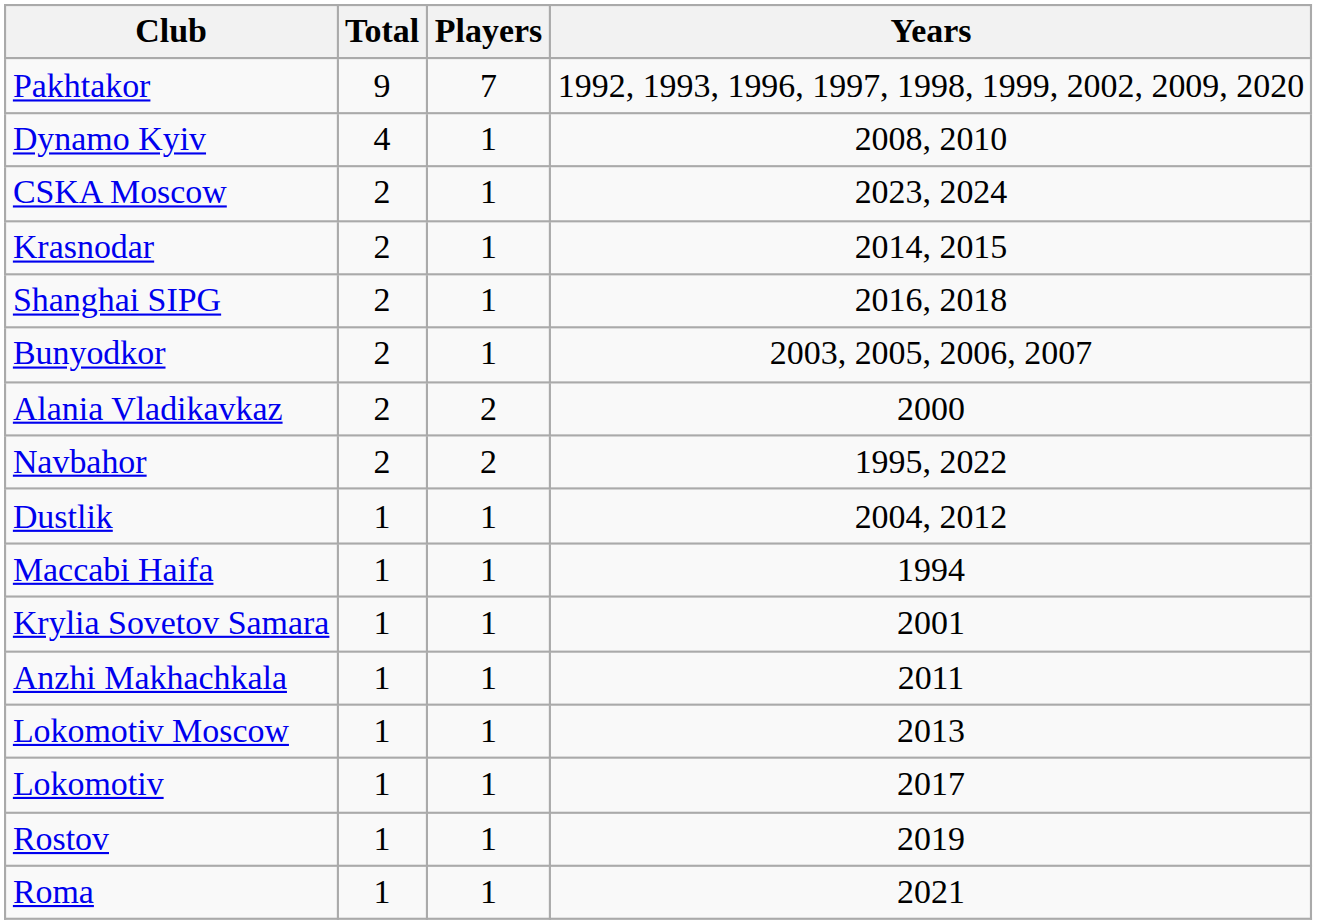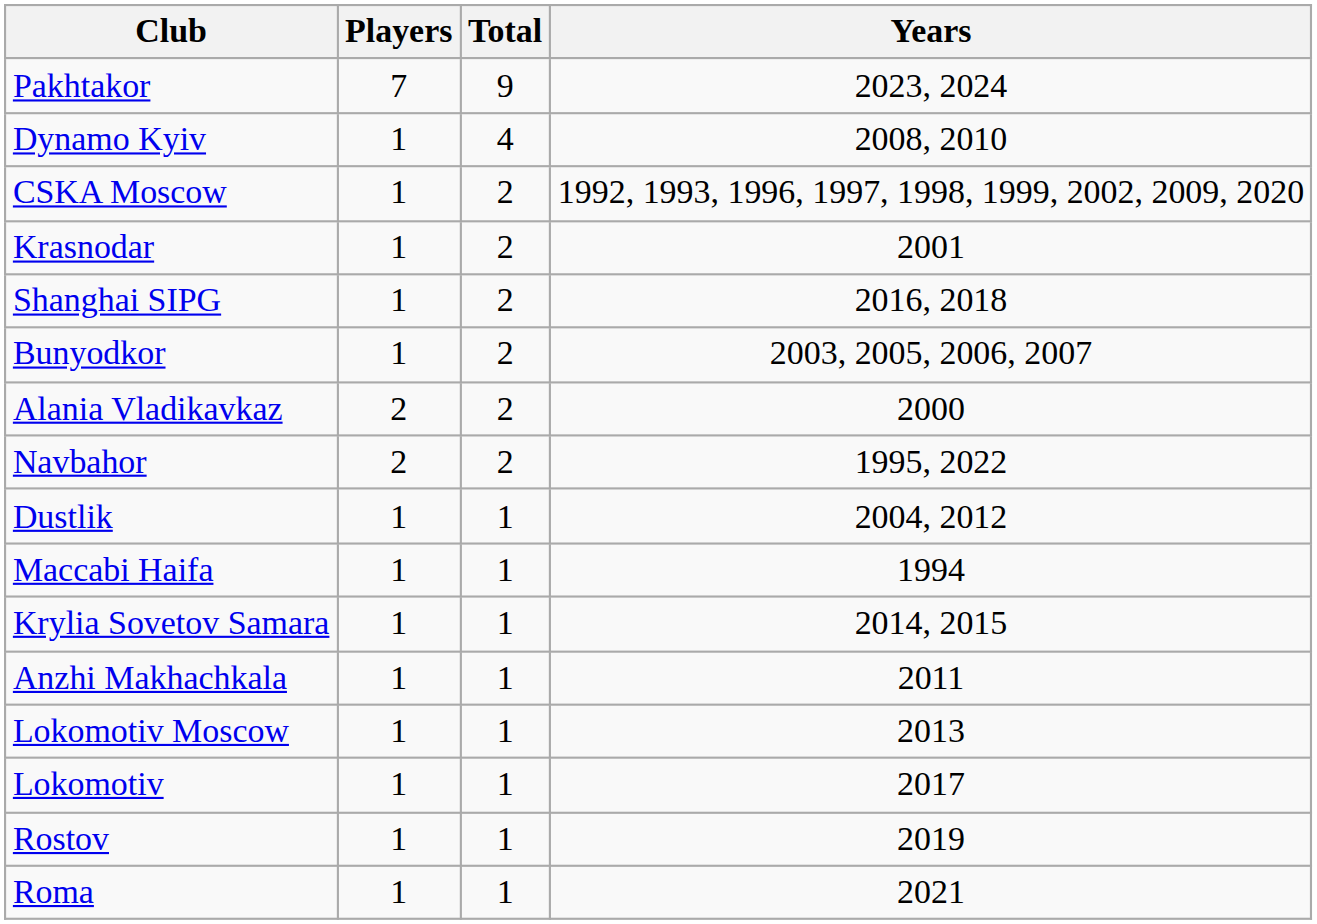columns swapped: (489, 31) <-> (382, 31)
(931, 85) 1992, 1993, 1996, 1997, 1998, 1999, 2002, 2009, 2020 -> (931, 85) 2023, 2024
(931, 192) 2023, 2024 -> (931, 192) 1992, 1993, 1996, 1997, 1998, 1999, 2002, 2009, 2020
(931, 246) 2014, 2015 -> (931, 246) 2001
(931, 623) 2001 -> (931, 623) 2014, 2015
